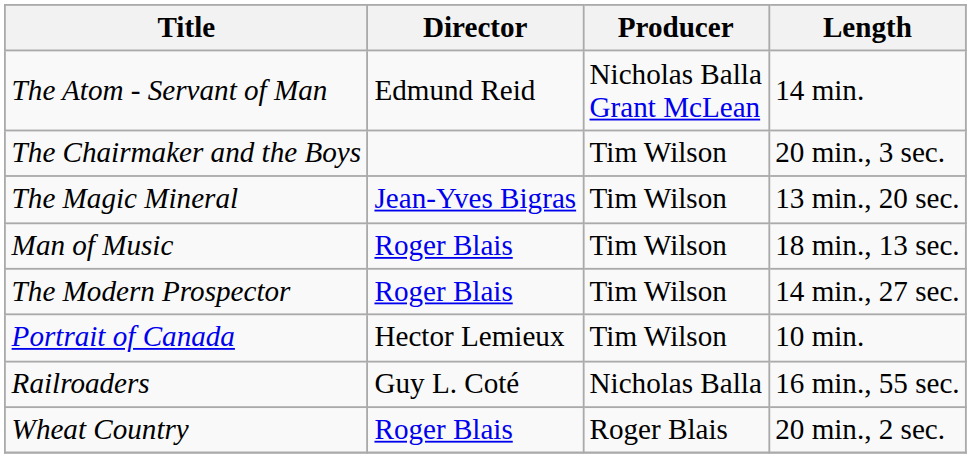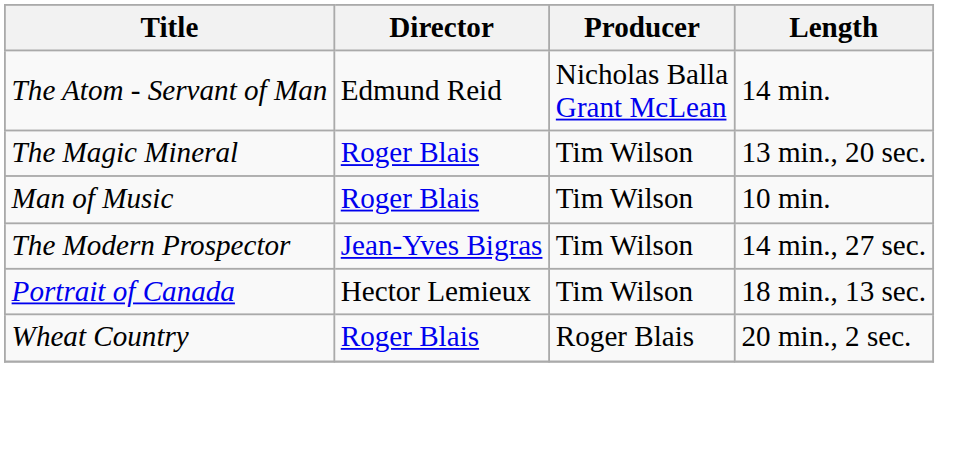- row: (186, 152)
(475, 198) Jean-Yves Bigras -> (410, 152) Roger Blais
(867, 245) 18 min., 13 sec. -> (786, 198) 10 min.
(444, 291) Roger Blais -> (442, 245) Jean-Yves Bigras
(820, 337) 10 min. -> (834, 291) 18 min., 13 sec.
- row: (81, 383)
